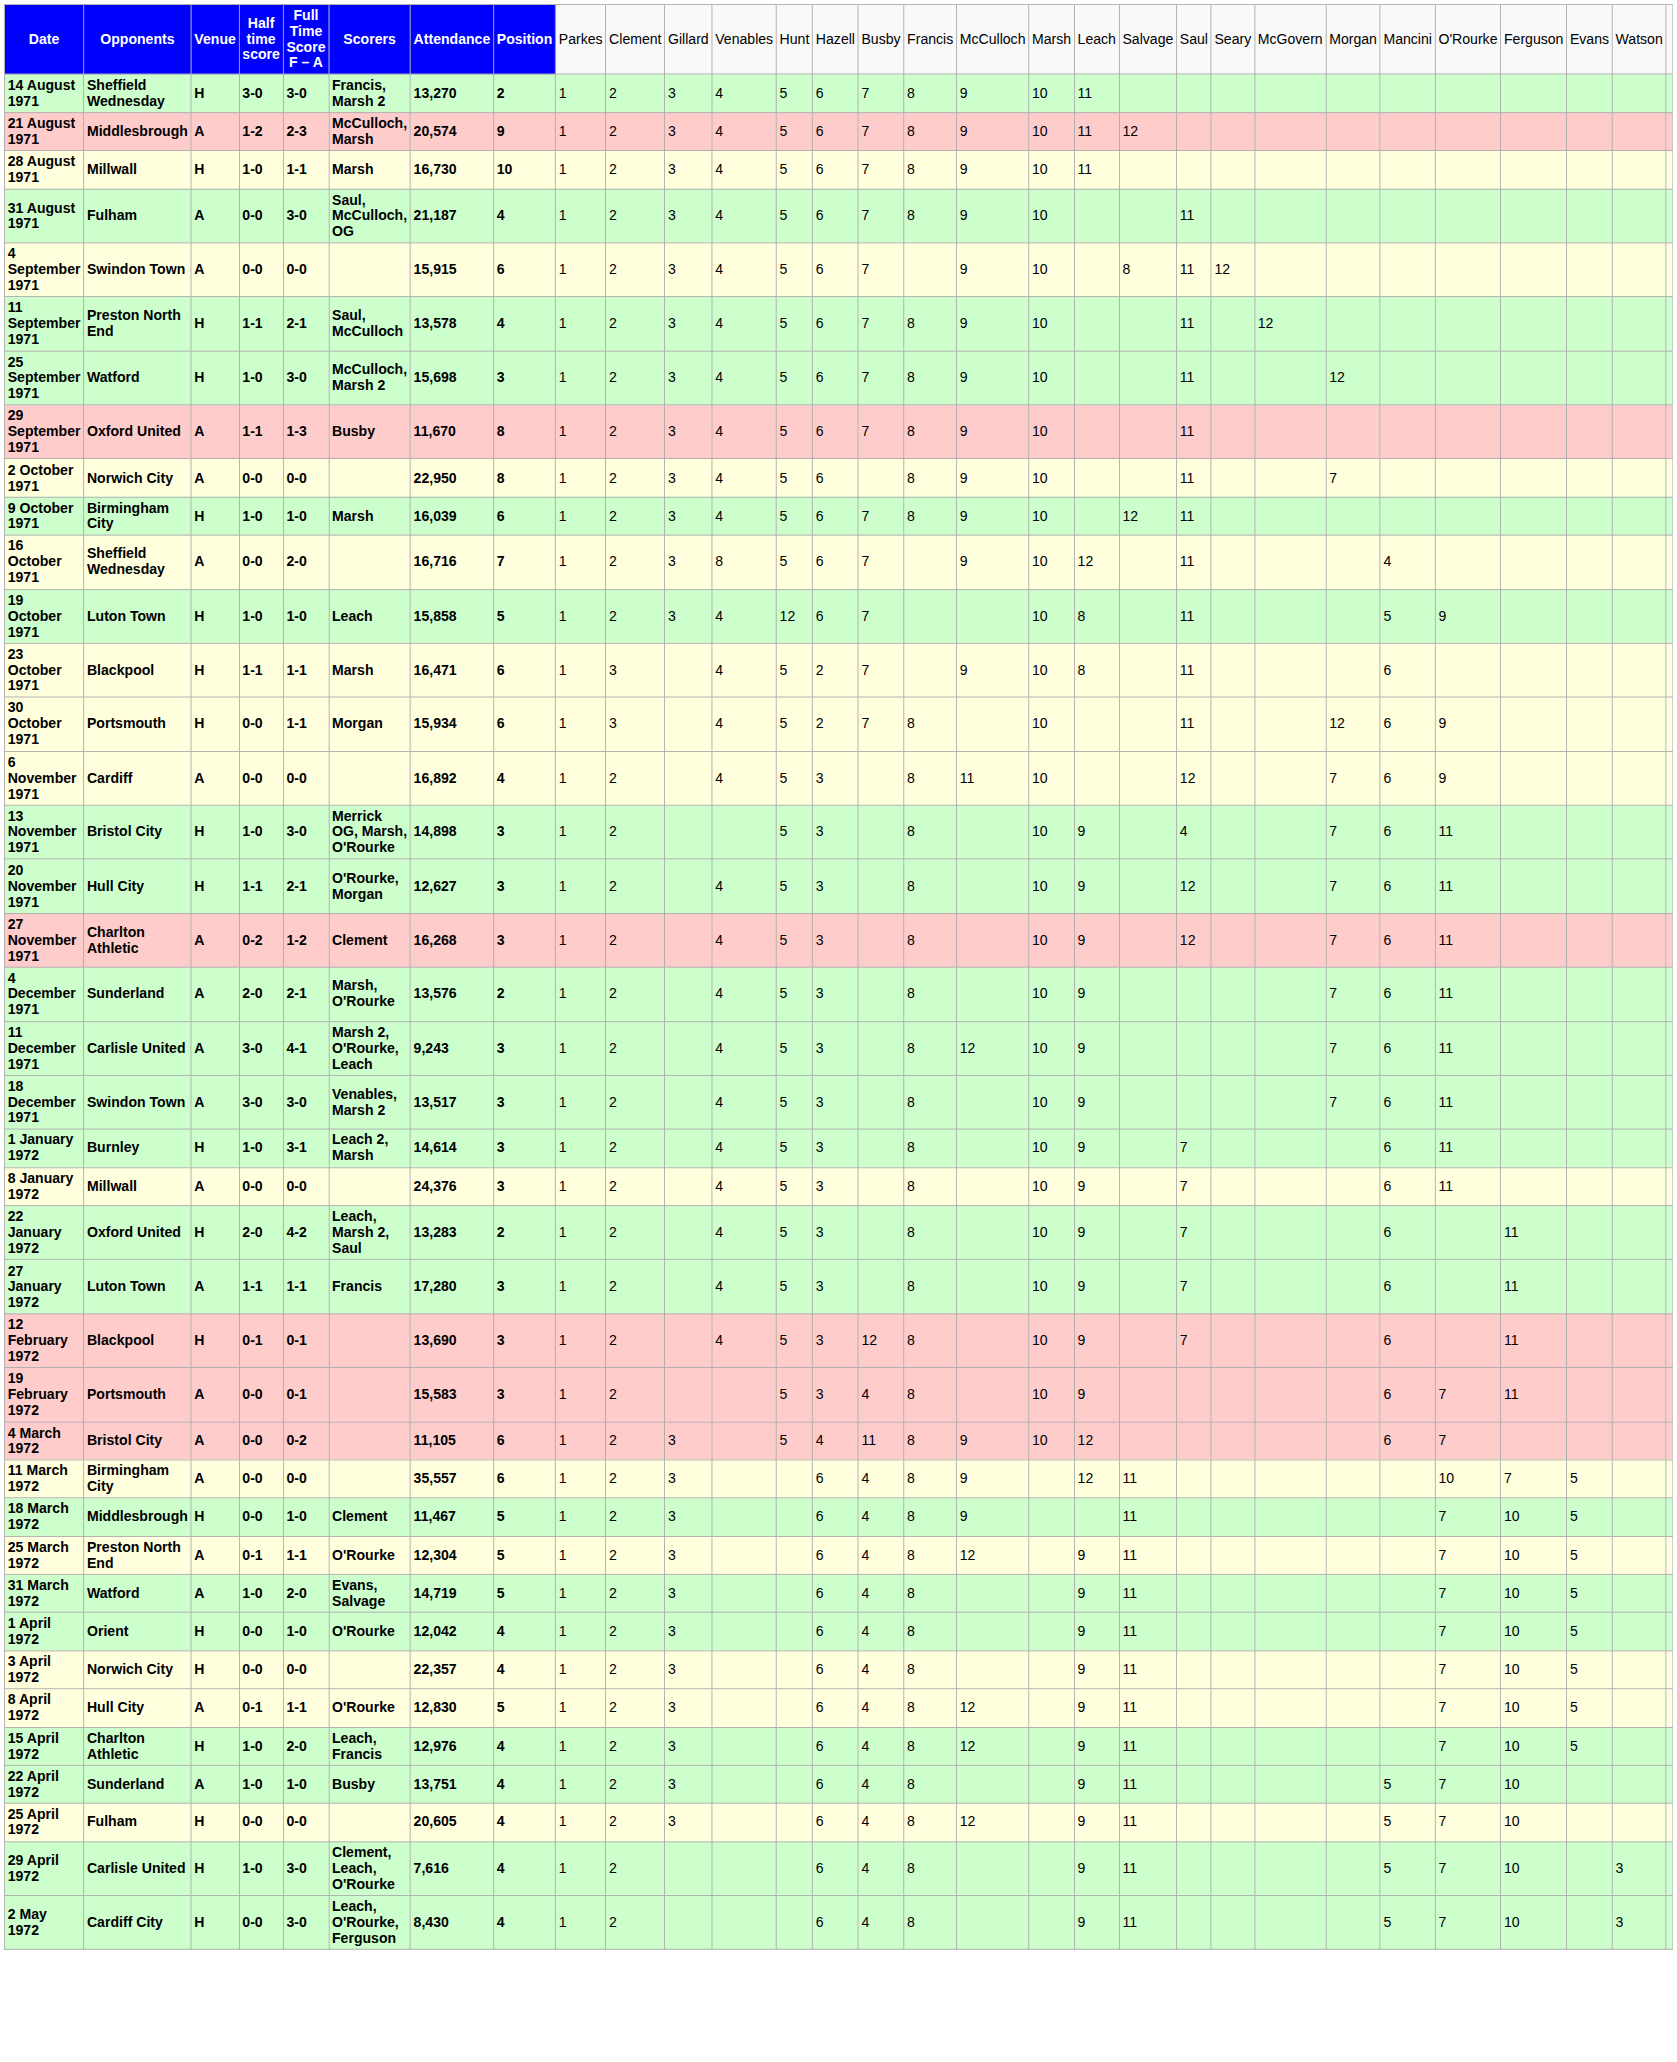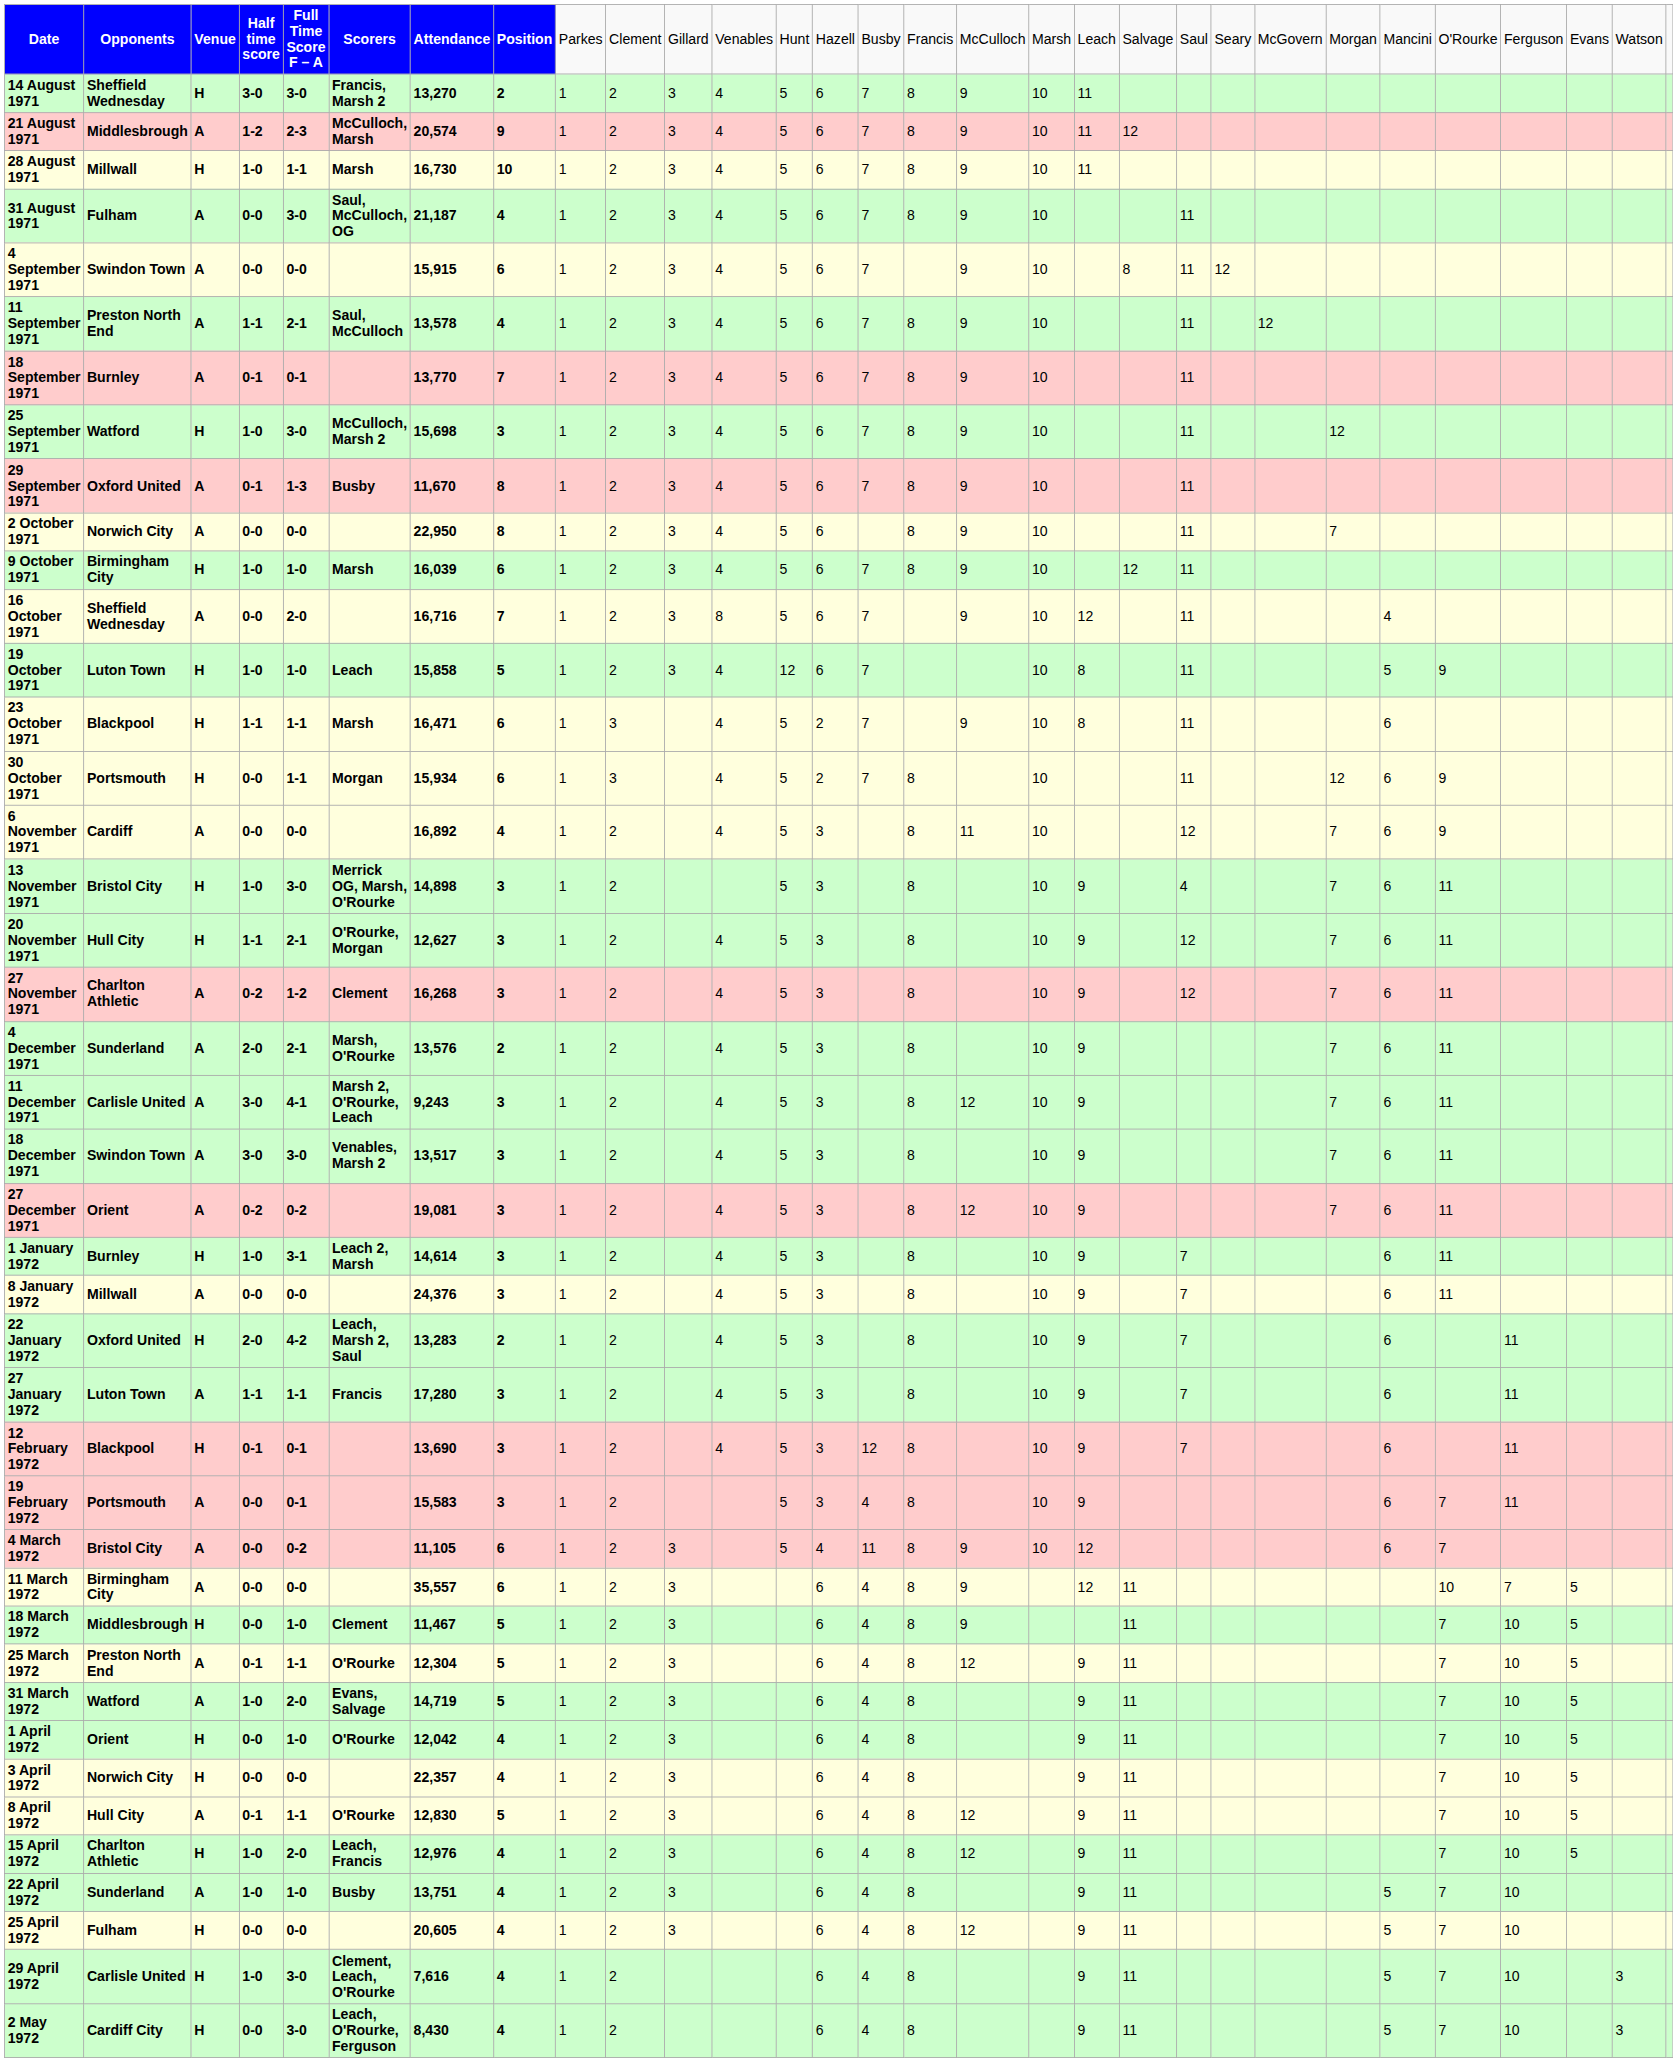(199, 323) H -> (199, 323) A
+ row: (44, 377)
(252, 431) 1-1 -> (252, 485) 0-1
+ row: (42, 1210)
